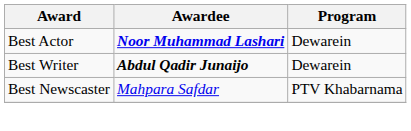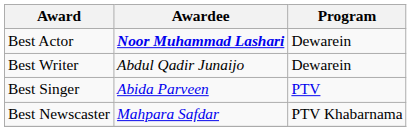(183, 65) bold -> (181, 65) normal
+ row: (44, 89)
